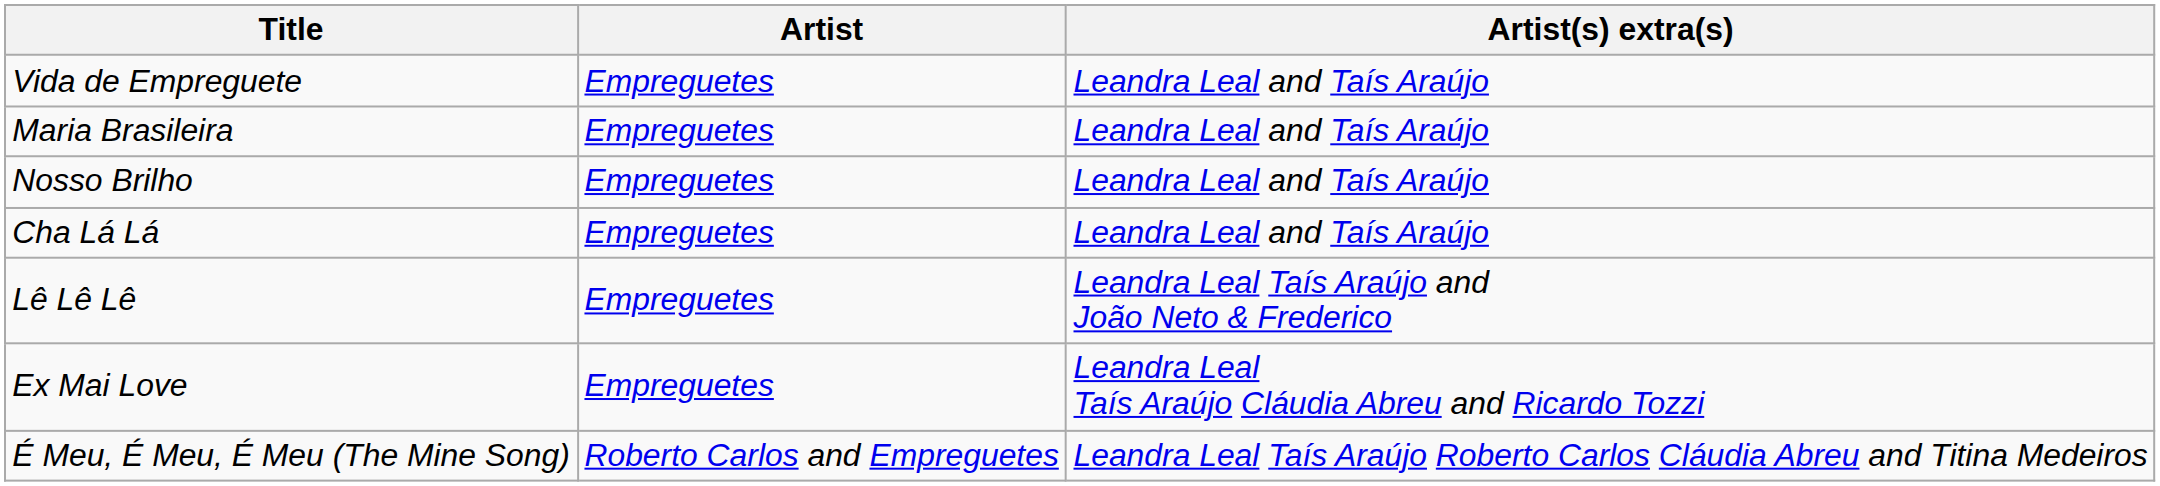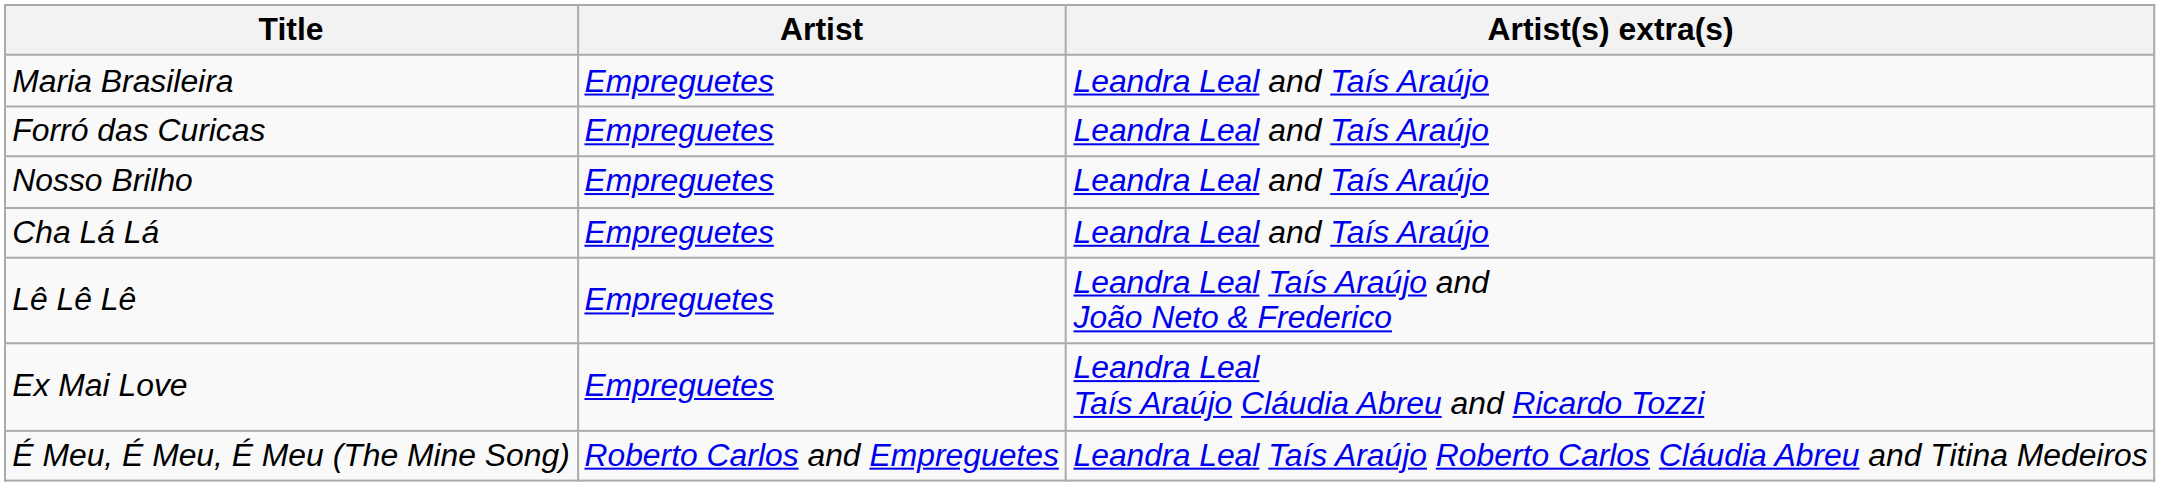- row: (157, 80)
+ row: (139, 130)
